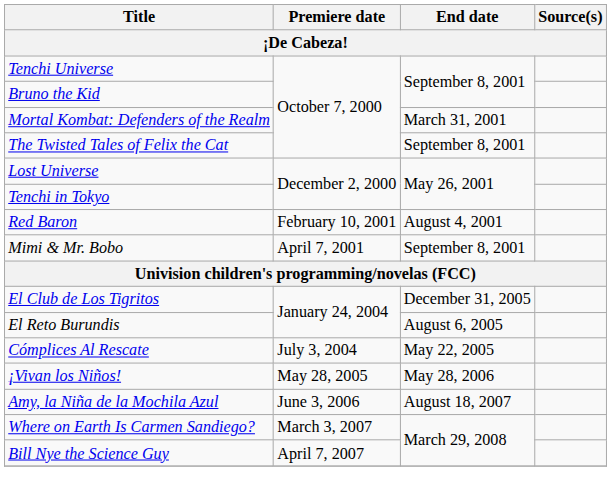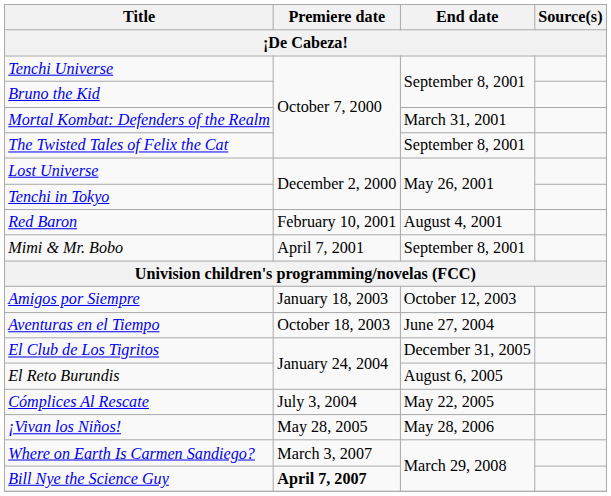+ row: (74, 299)
+ row: (84, 324)
- row: (113, 401)
(321, 453) normal -> (322, 478) bold
